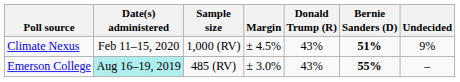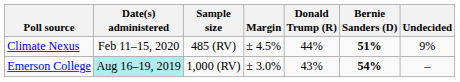(214, 46) 1,000 (RV) -> (214, 46) 485 (RV)
(312, 46) 43% -> (312, 46) 44%
(214, 66) 485 (RV) -> (214, 66) 1,000 (RV)
(370, 66) 55% -> (370, 66) 54%
